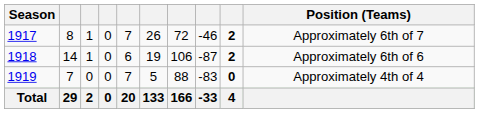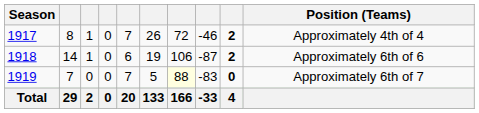(359, 35) Approximately 6th of 7 -> (359, 35) Approximately 4th of 4
(181, 77) no background -> (181, 77) lightyellow background
(359, 77) Approximately 4th of 4 -> (359, 77) Approximately 6th of 7
